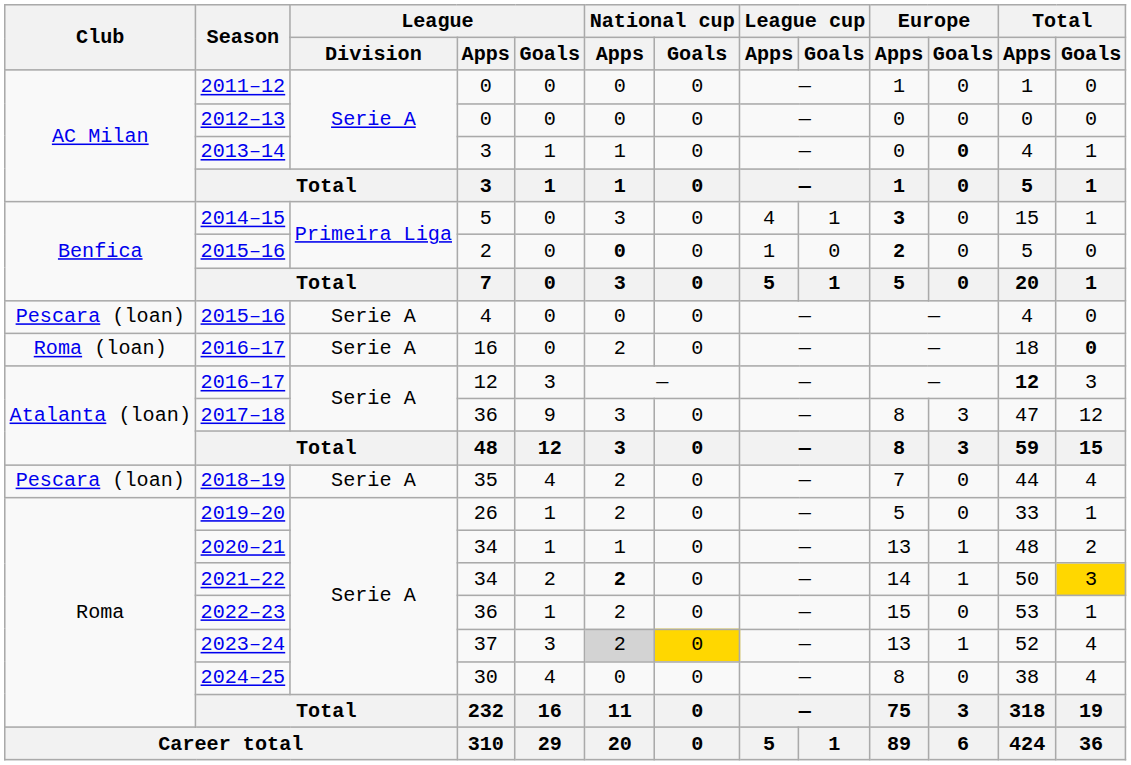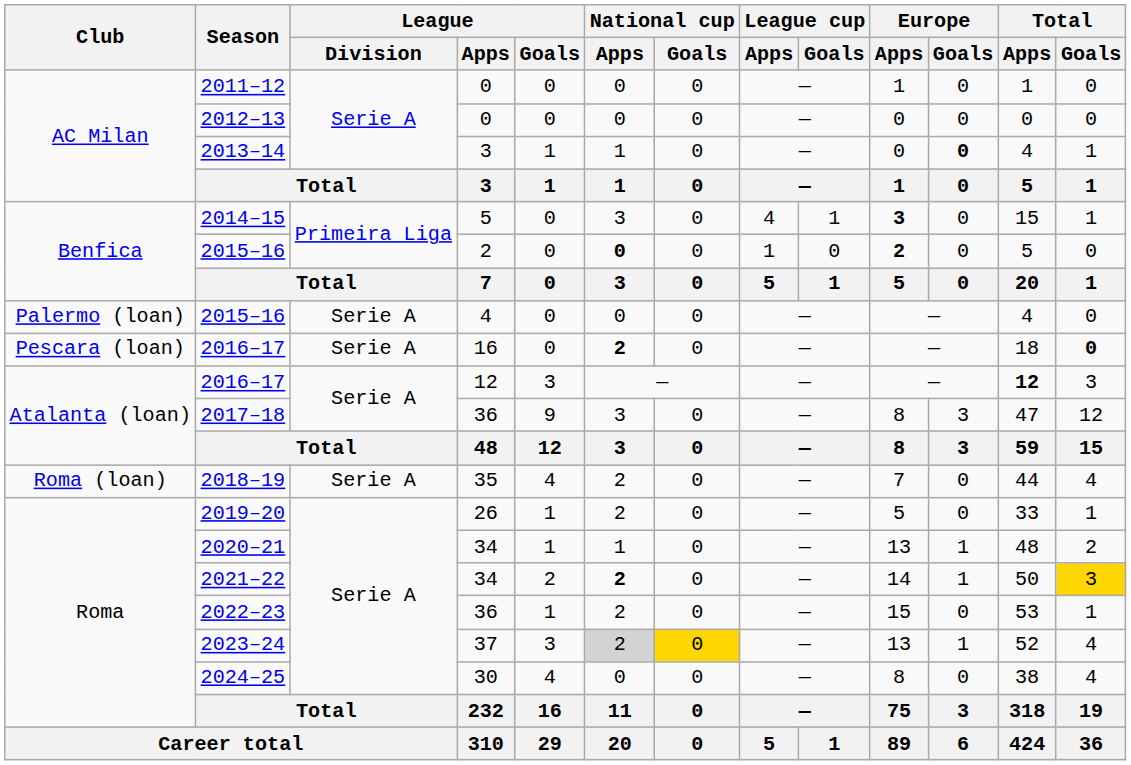(100, 317) Pescara (loan) -> (100, 317) Palermo (loan)
(100, 350) Roma (loan) -> (100, 350) Pescara (loan)
(620, 350) normal -> (620, 350) bold
(100, 481) Pescara (loan) -> (100, 481) Roma (loan)
